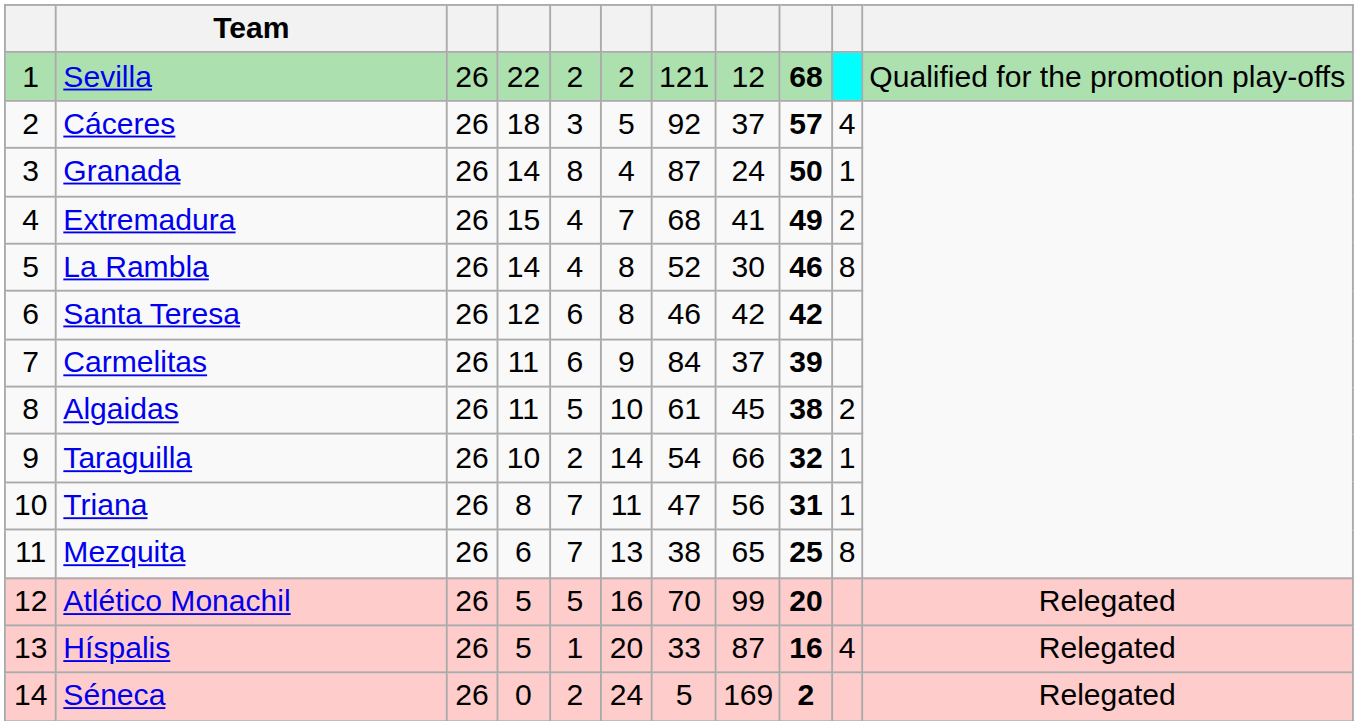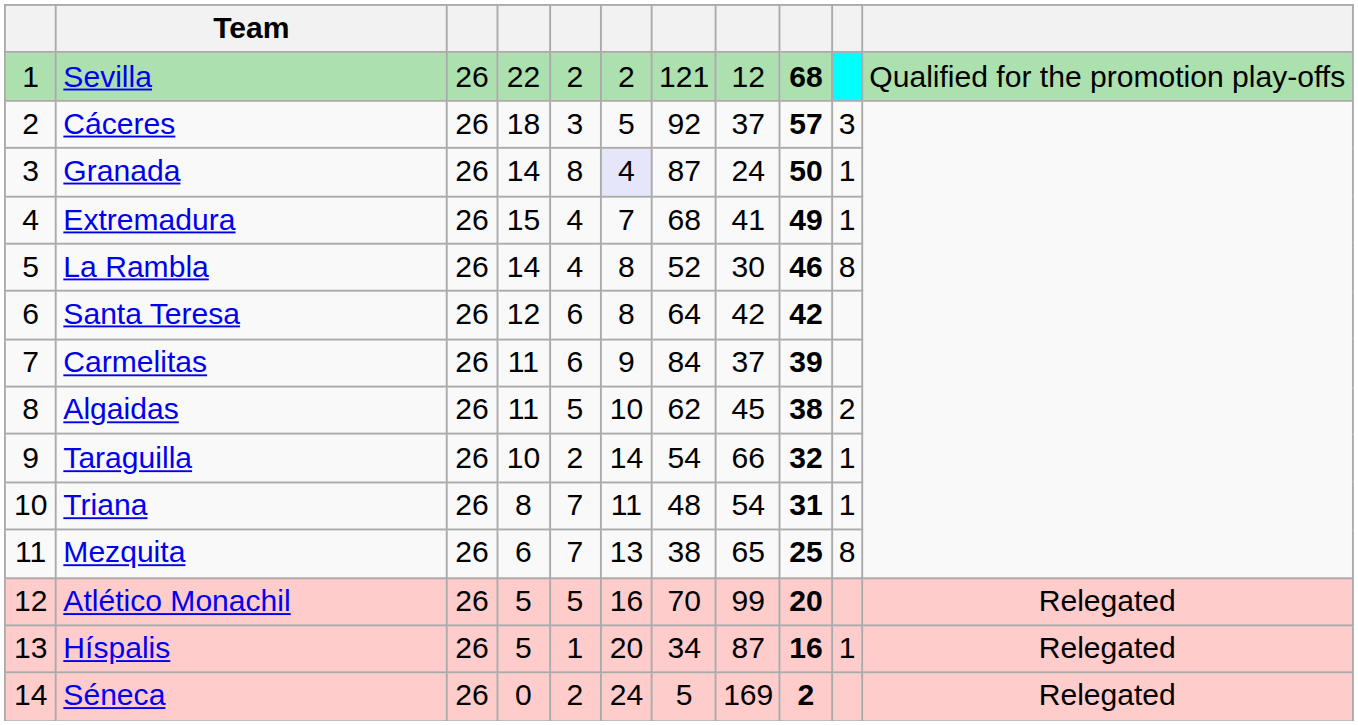(847, 123) 4 -> (847, 123) 3
(626, 171) no background -> (626, 171) lavender background
(847, 219) 2 -> (847, 219) 1
(684, 314) 46 -> (684, 314) 64
(684, 409) 61 -> (684, 409) 62
(684, 505) 47 -> (684, 505) 48
(748, 505) 56 -> (748, 505) 54
(684, 648) 33 -> (684, 648) 34
(847, 648) 4 -> (847, 648) 1
